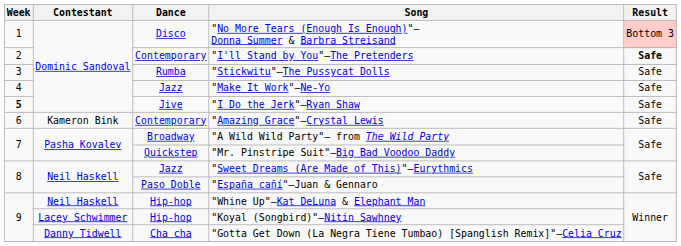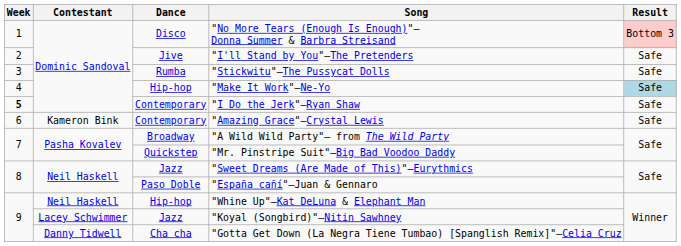(171, 56) Contemporary -> (171, 56) Jive
(650, 56) bold -> (650, 56) normal
(171, 88) Jazz -> (171, 88) Hip-hop
(650, 88) no background -> (650, 88) lightblue background
(171, 104) Jive -> (171, 104) Contemporary
(171, 217) Hip-hop -> (171, 217) Jazz
